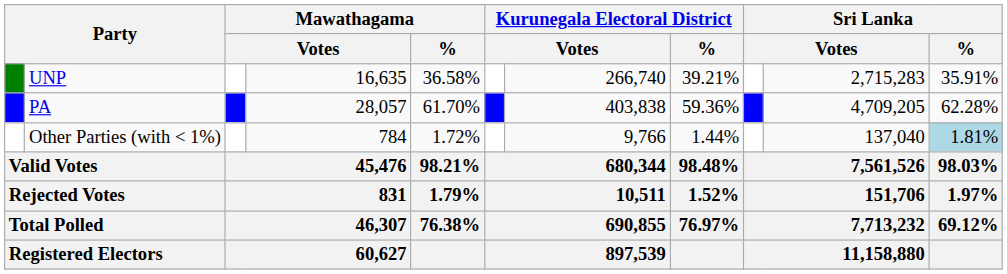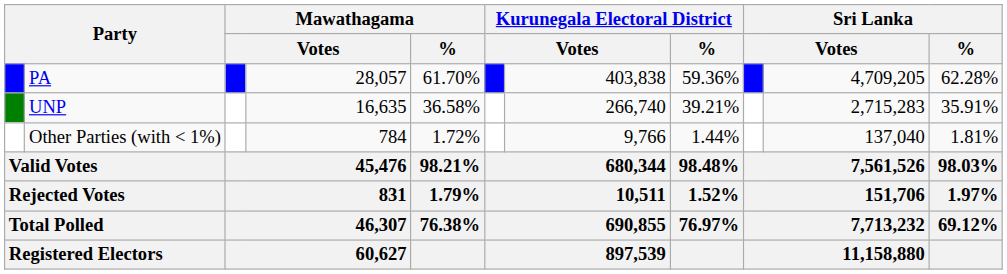rows swapped: (40, 107) <-> (48, 78)
(974, 136) lightblue background -> (974, 136) no background
